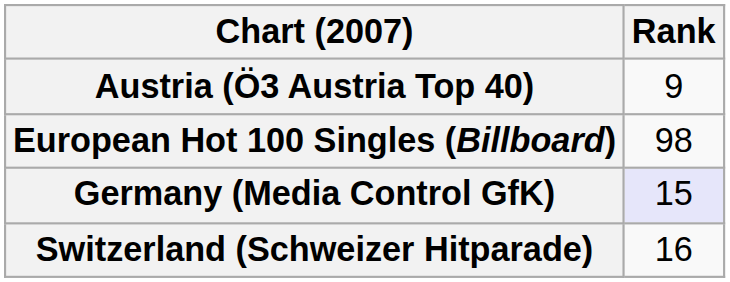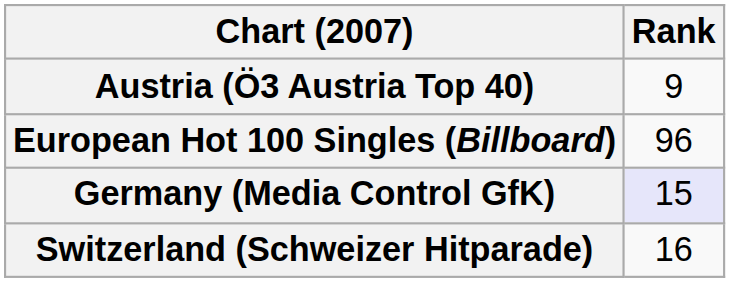(674, 140) 98 -> (674, 140) 96
